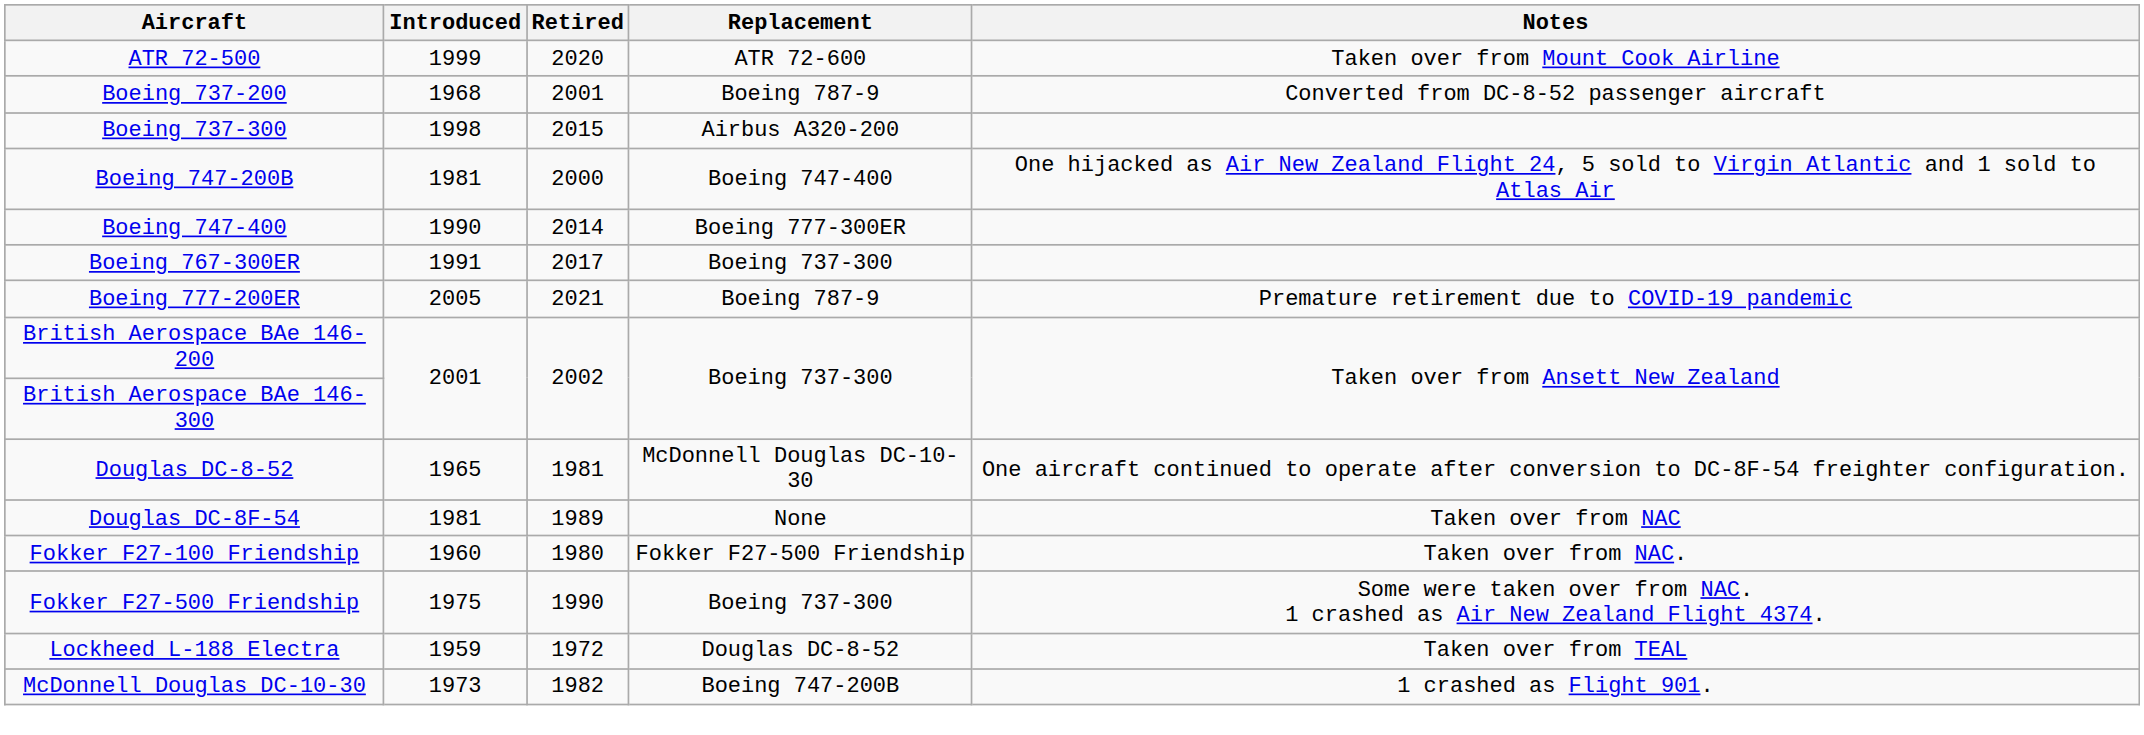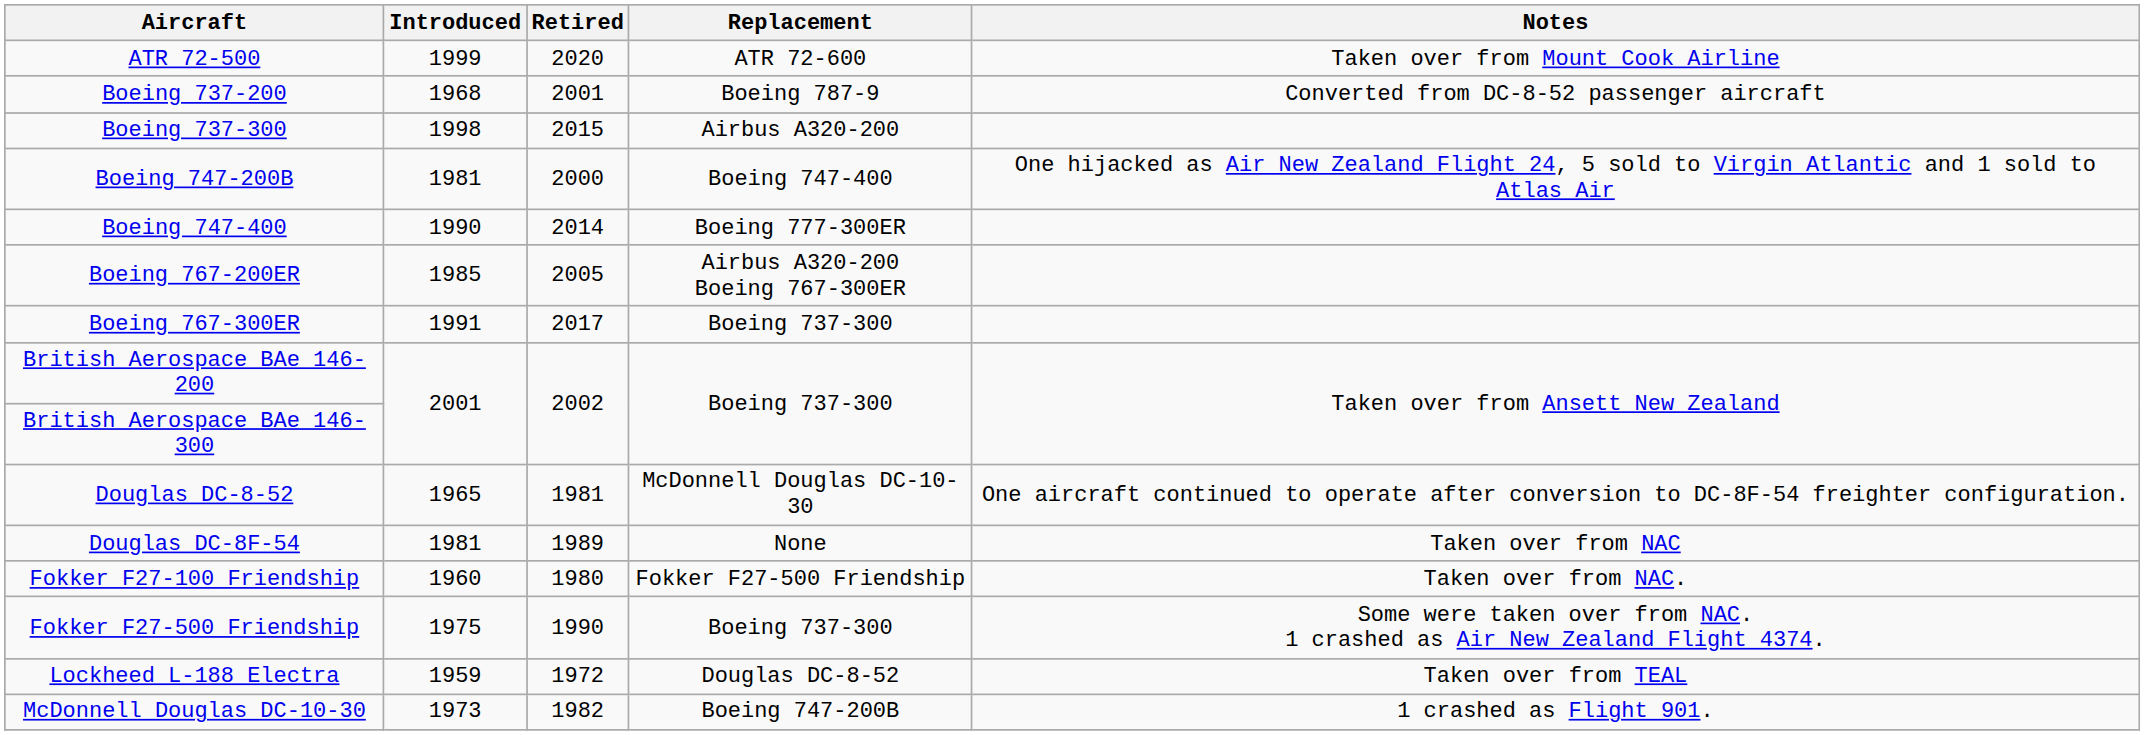+ row: (194, 276)
- row: (194, 299)
